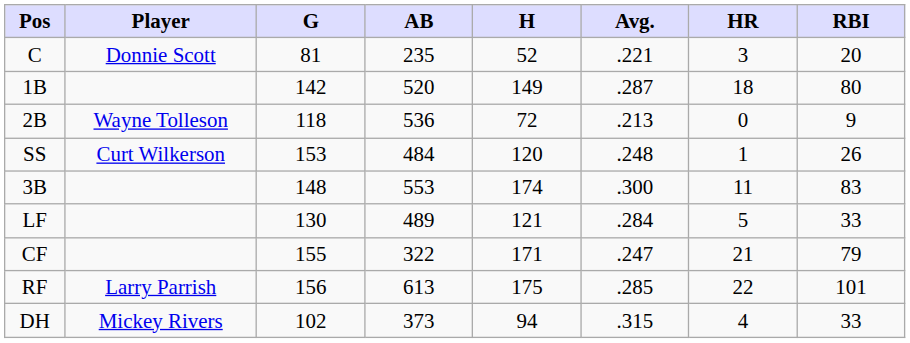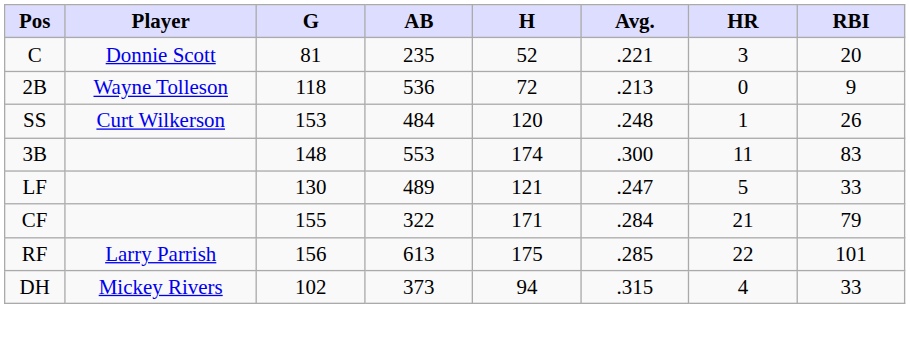- row: (35, 87)
(635, 220) .284 -> (635, 187) .247
(635, 253) .247 -> (635, 220) .284
